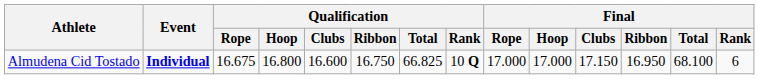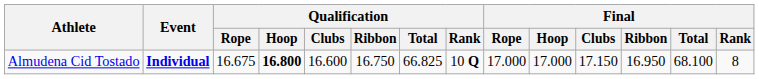(282, 62) normal -> (282, 62) bold
(735, 62) 6 -> (735, 62) 8
